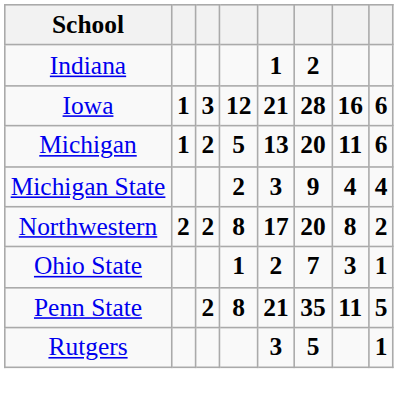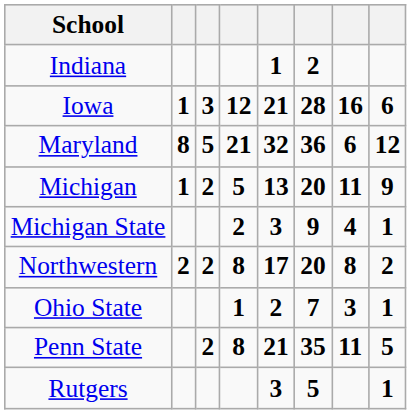+ row: (88, 145)
(381, 145) 6 -> (387, 186) 9
(381, 186) 4 -> (387, 226) 1
